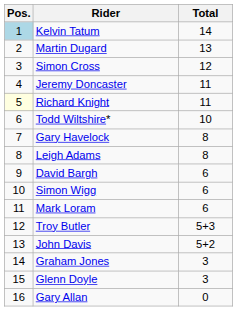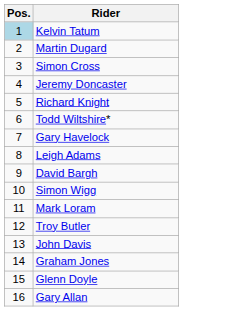- column: (205, 13)
(19, 102) lightyellow background -> (19, 102) no background
